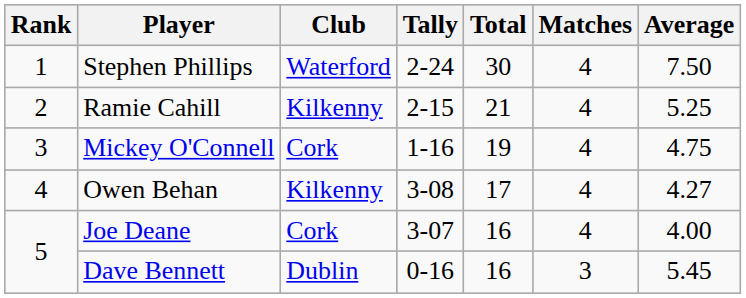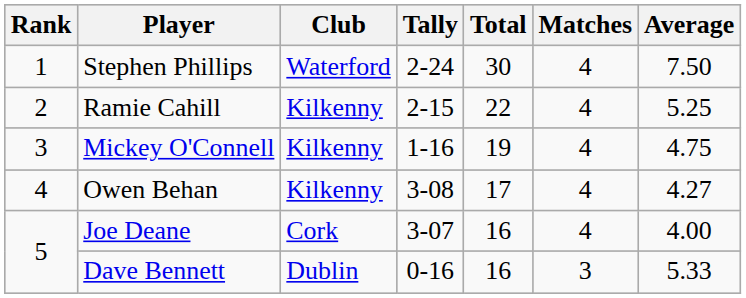(498, 107) 21 -> (498, 107) 22
(312, 148) Cork -> (335, 148) Kilkenny
(689, 271) 5.45 -> (689, 271) 5.33
